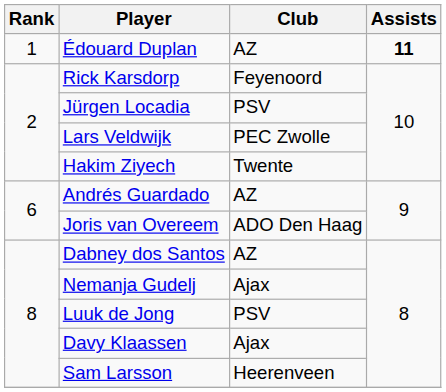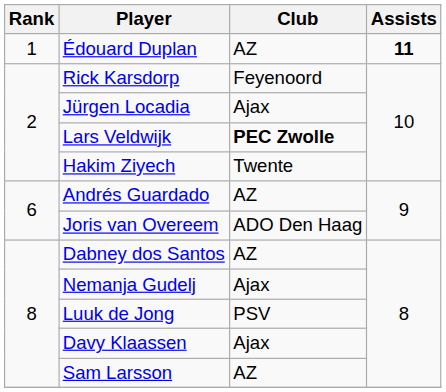(252, 107) PSV -> (251, 107) Ajax
(282, 136) normal -> (284, 136) bold
(284, 372) Heerenveen -> (245, 372) AZ
